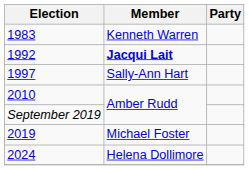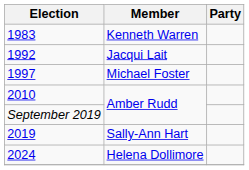(140, 54) bold -> (137, 54) normal
(147, 74) Sally-Ann Hart -> (148, 74) Michael Foster
(148, 134) Michael Foster -> (147, 134) Sally-Ann Hart
